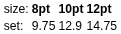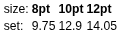(102, 25) 14.75 -> (102, 25) 14.05
